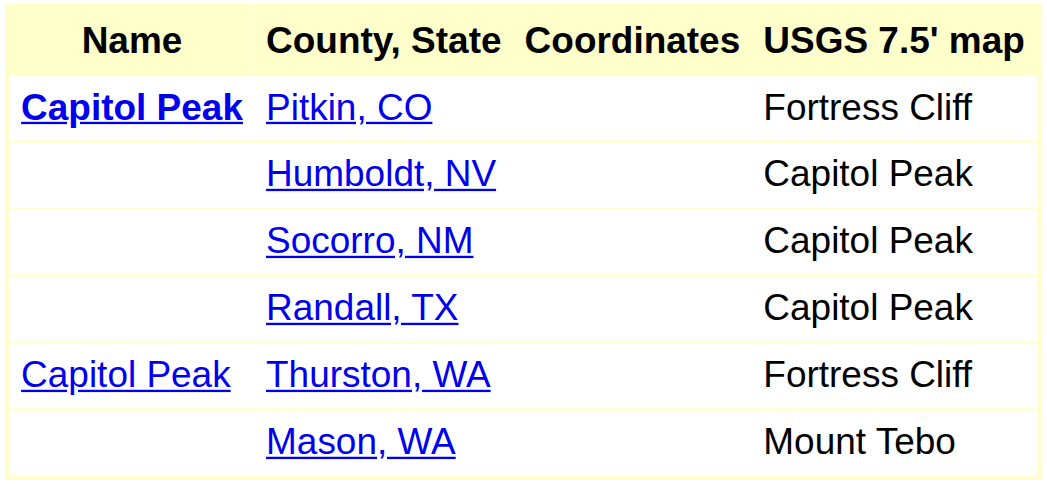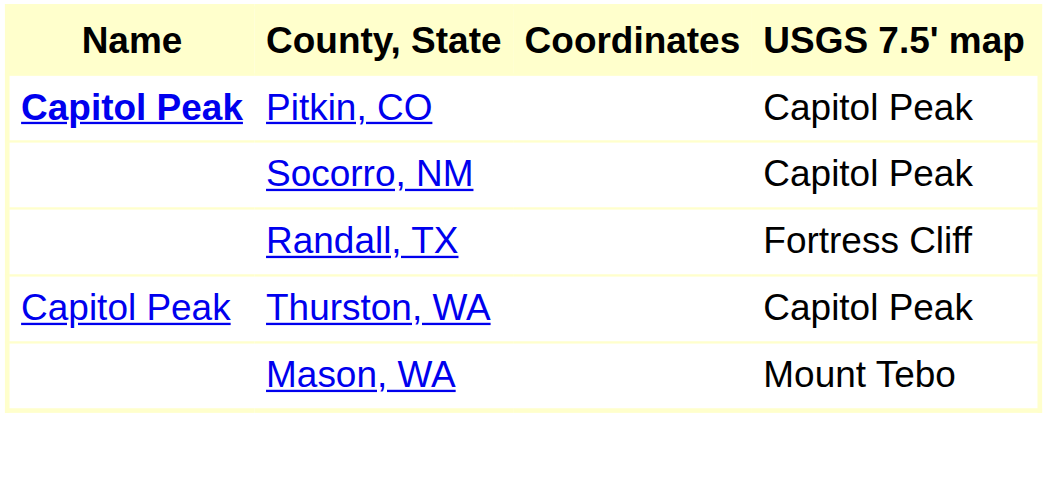(868, 107) Fortress Cliff -> (868, 107) Capitol Peak
- row: (381, 174)
(868, 308) Capitol Peak -> (868, 241) Fortress Cliff
(868, 375) Fortress Cliff -> (868, 308) Capitol Peak
